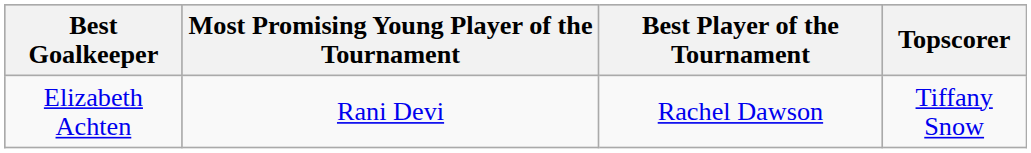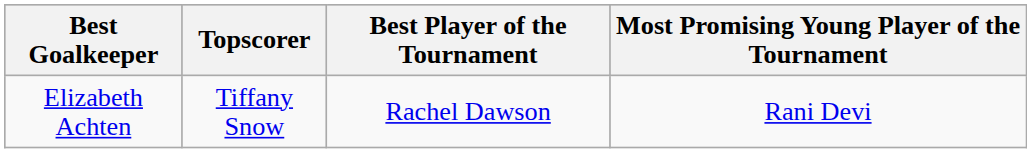columns swapped: (954, 40) <-> (391, 40)
